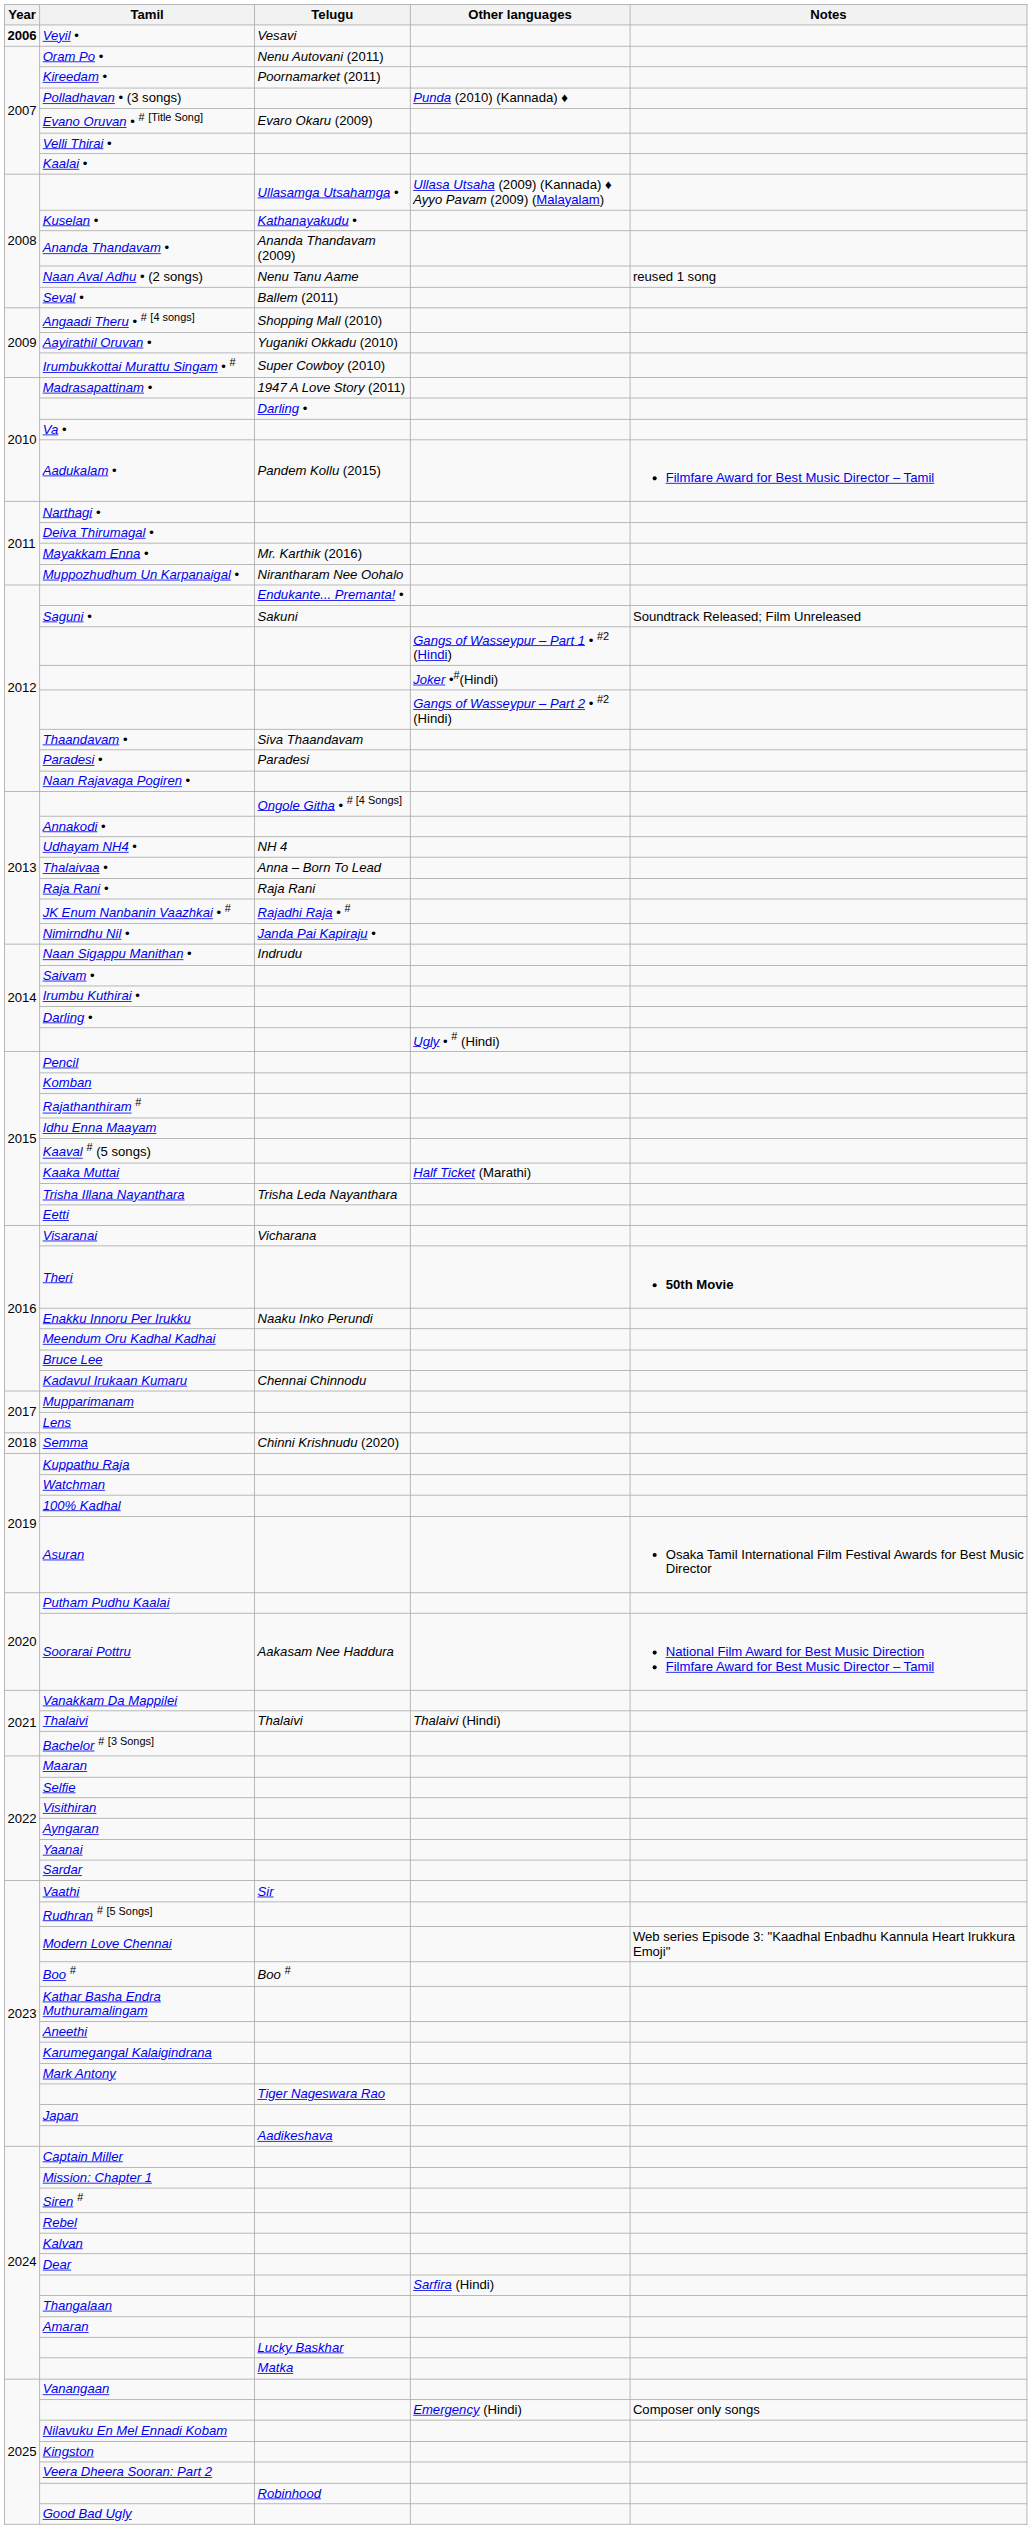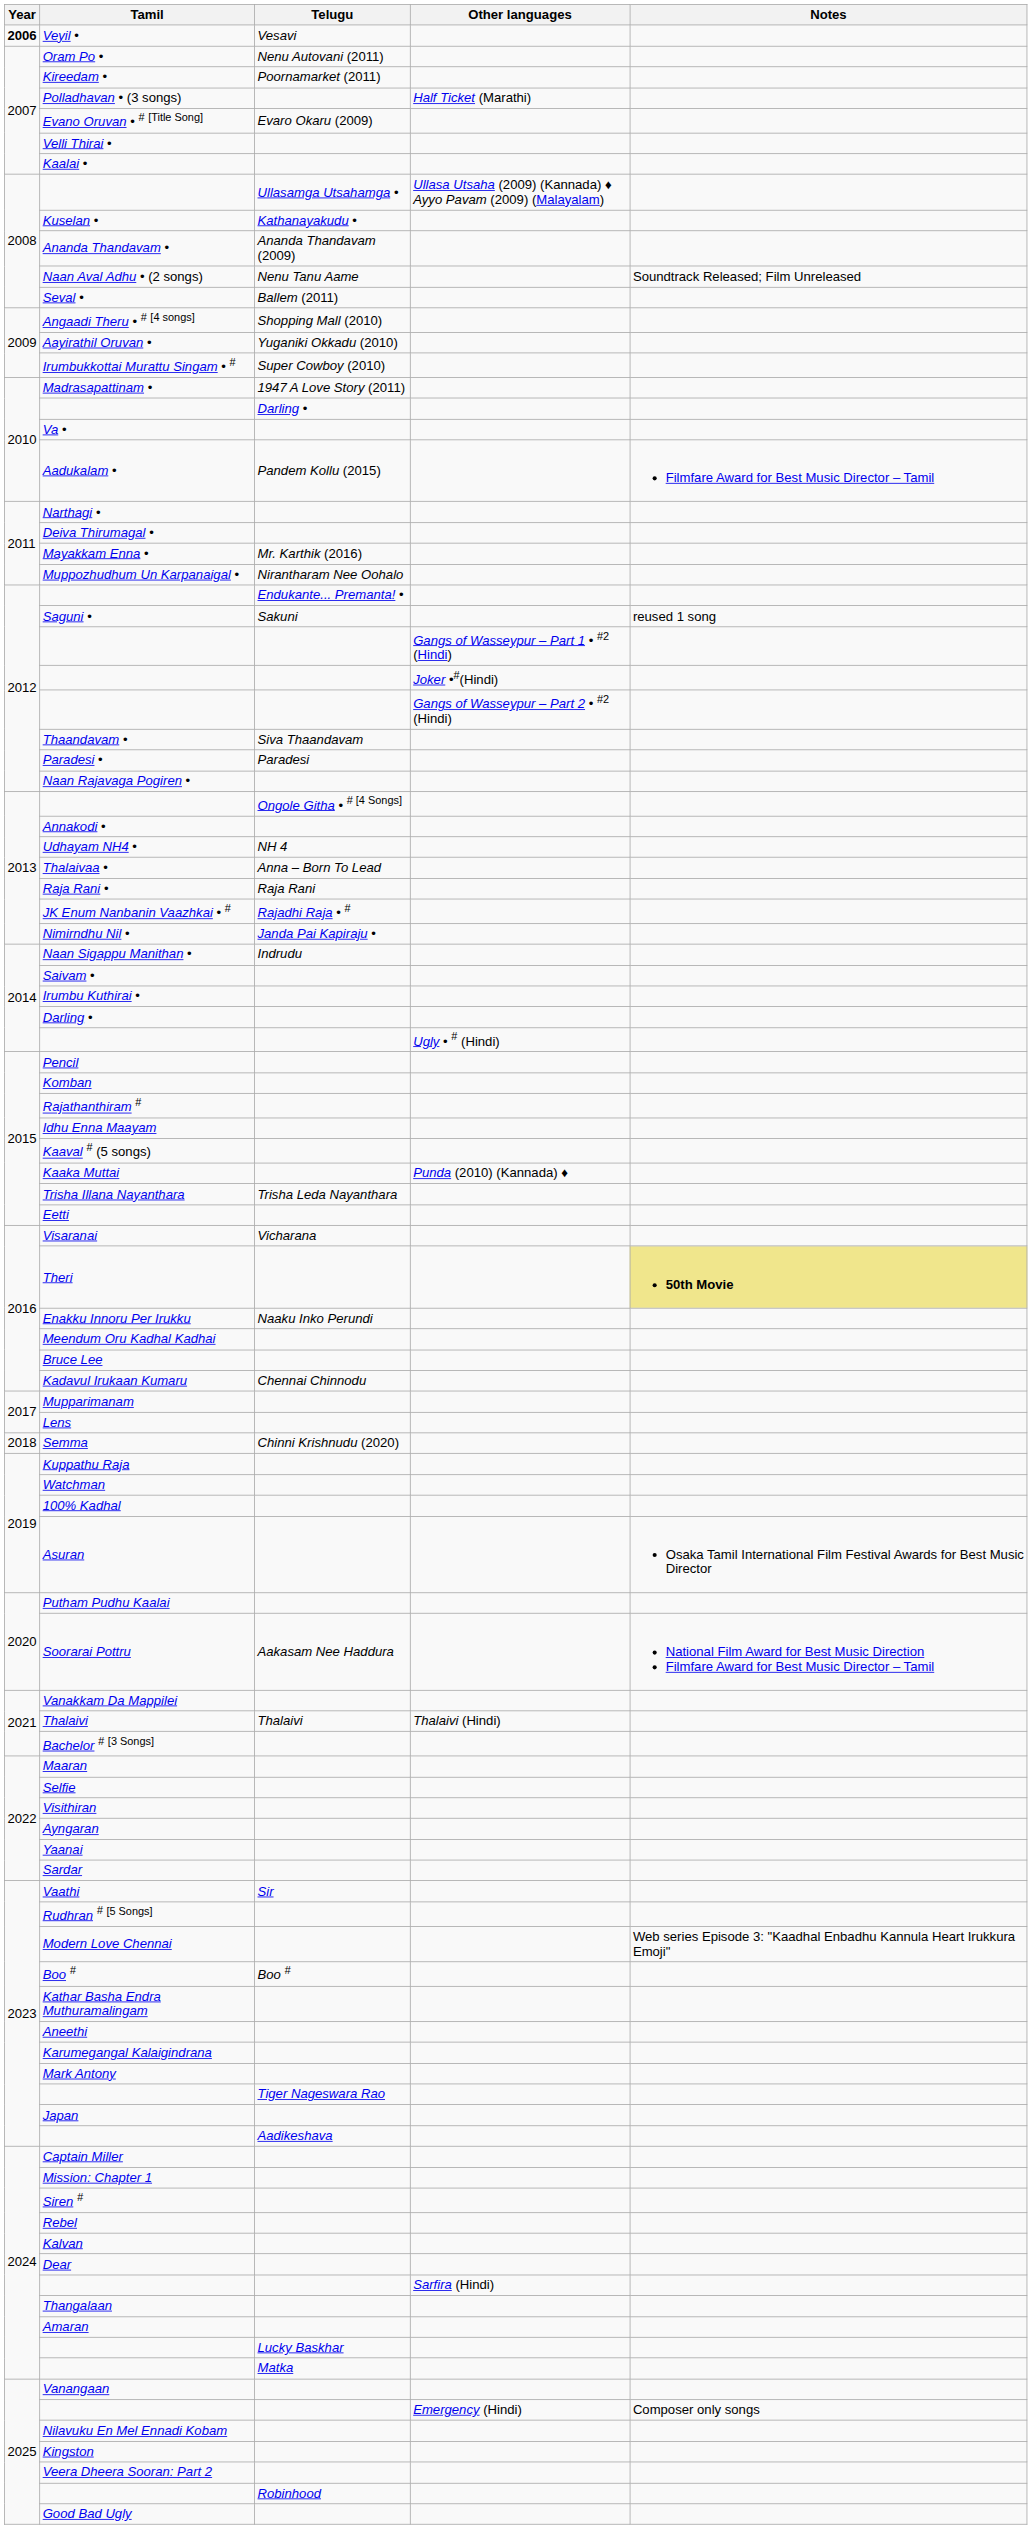(491, 98) Punda (2010) (Kannada) ♦ -> (472, 98) Half Ticket (Marathi)
(674, 276) reused 1 song -> (747, 276) Soundtrack Released; Film Unreleased
(747, 616) Soundtrack Released; Film Unreleased -> (674, 616) reused 1 song
(472, 1173) Half Ticket (Marathi) -> (491, 1173) Punda (2010) (Kannada) ♦
(828, 1285) no background -> (828, 1285) khaki background
